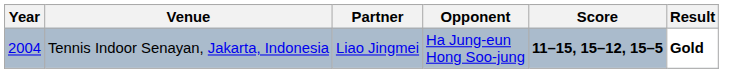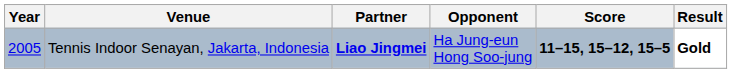(24, 48) 2004 -> (24, 48) 2005
(377, 48) normal -> (381, 48) bold
